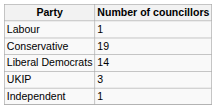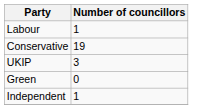- row: (50, 63)
+ row: (21, 79)
